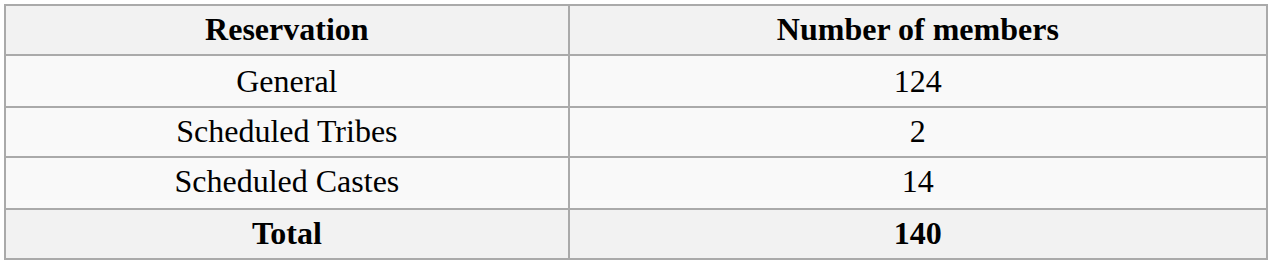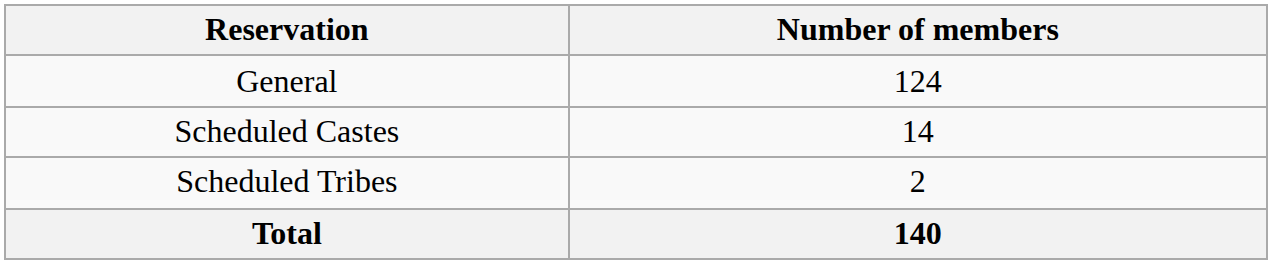rows swapped: (287, 182) <-> (287, 131)
